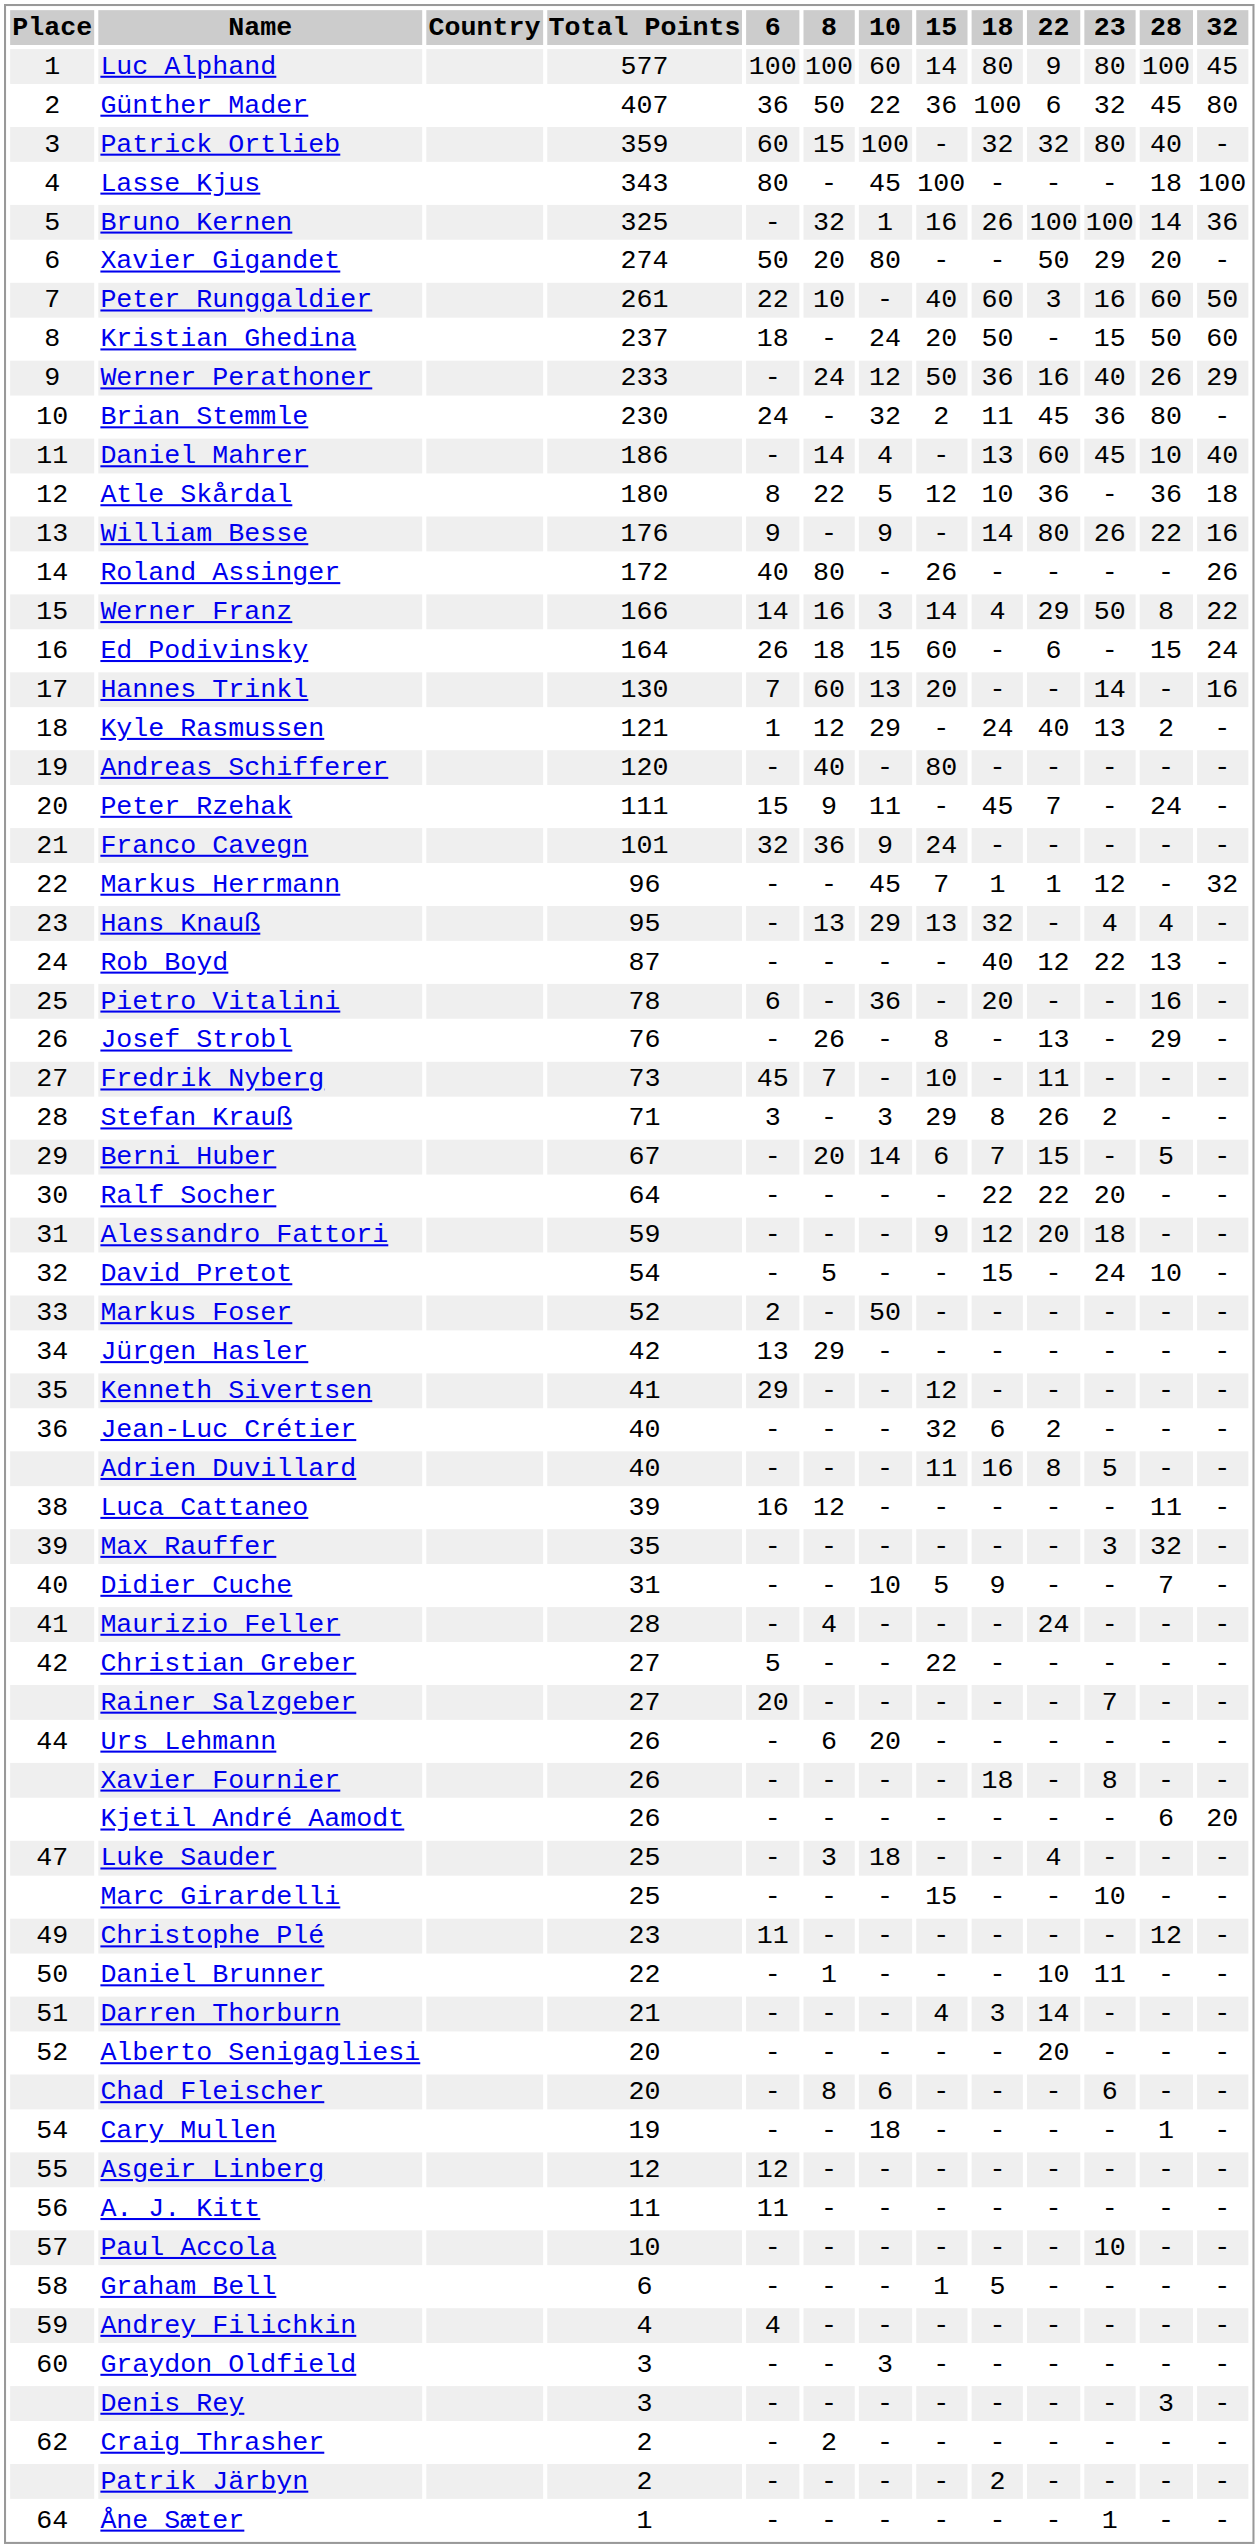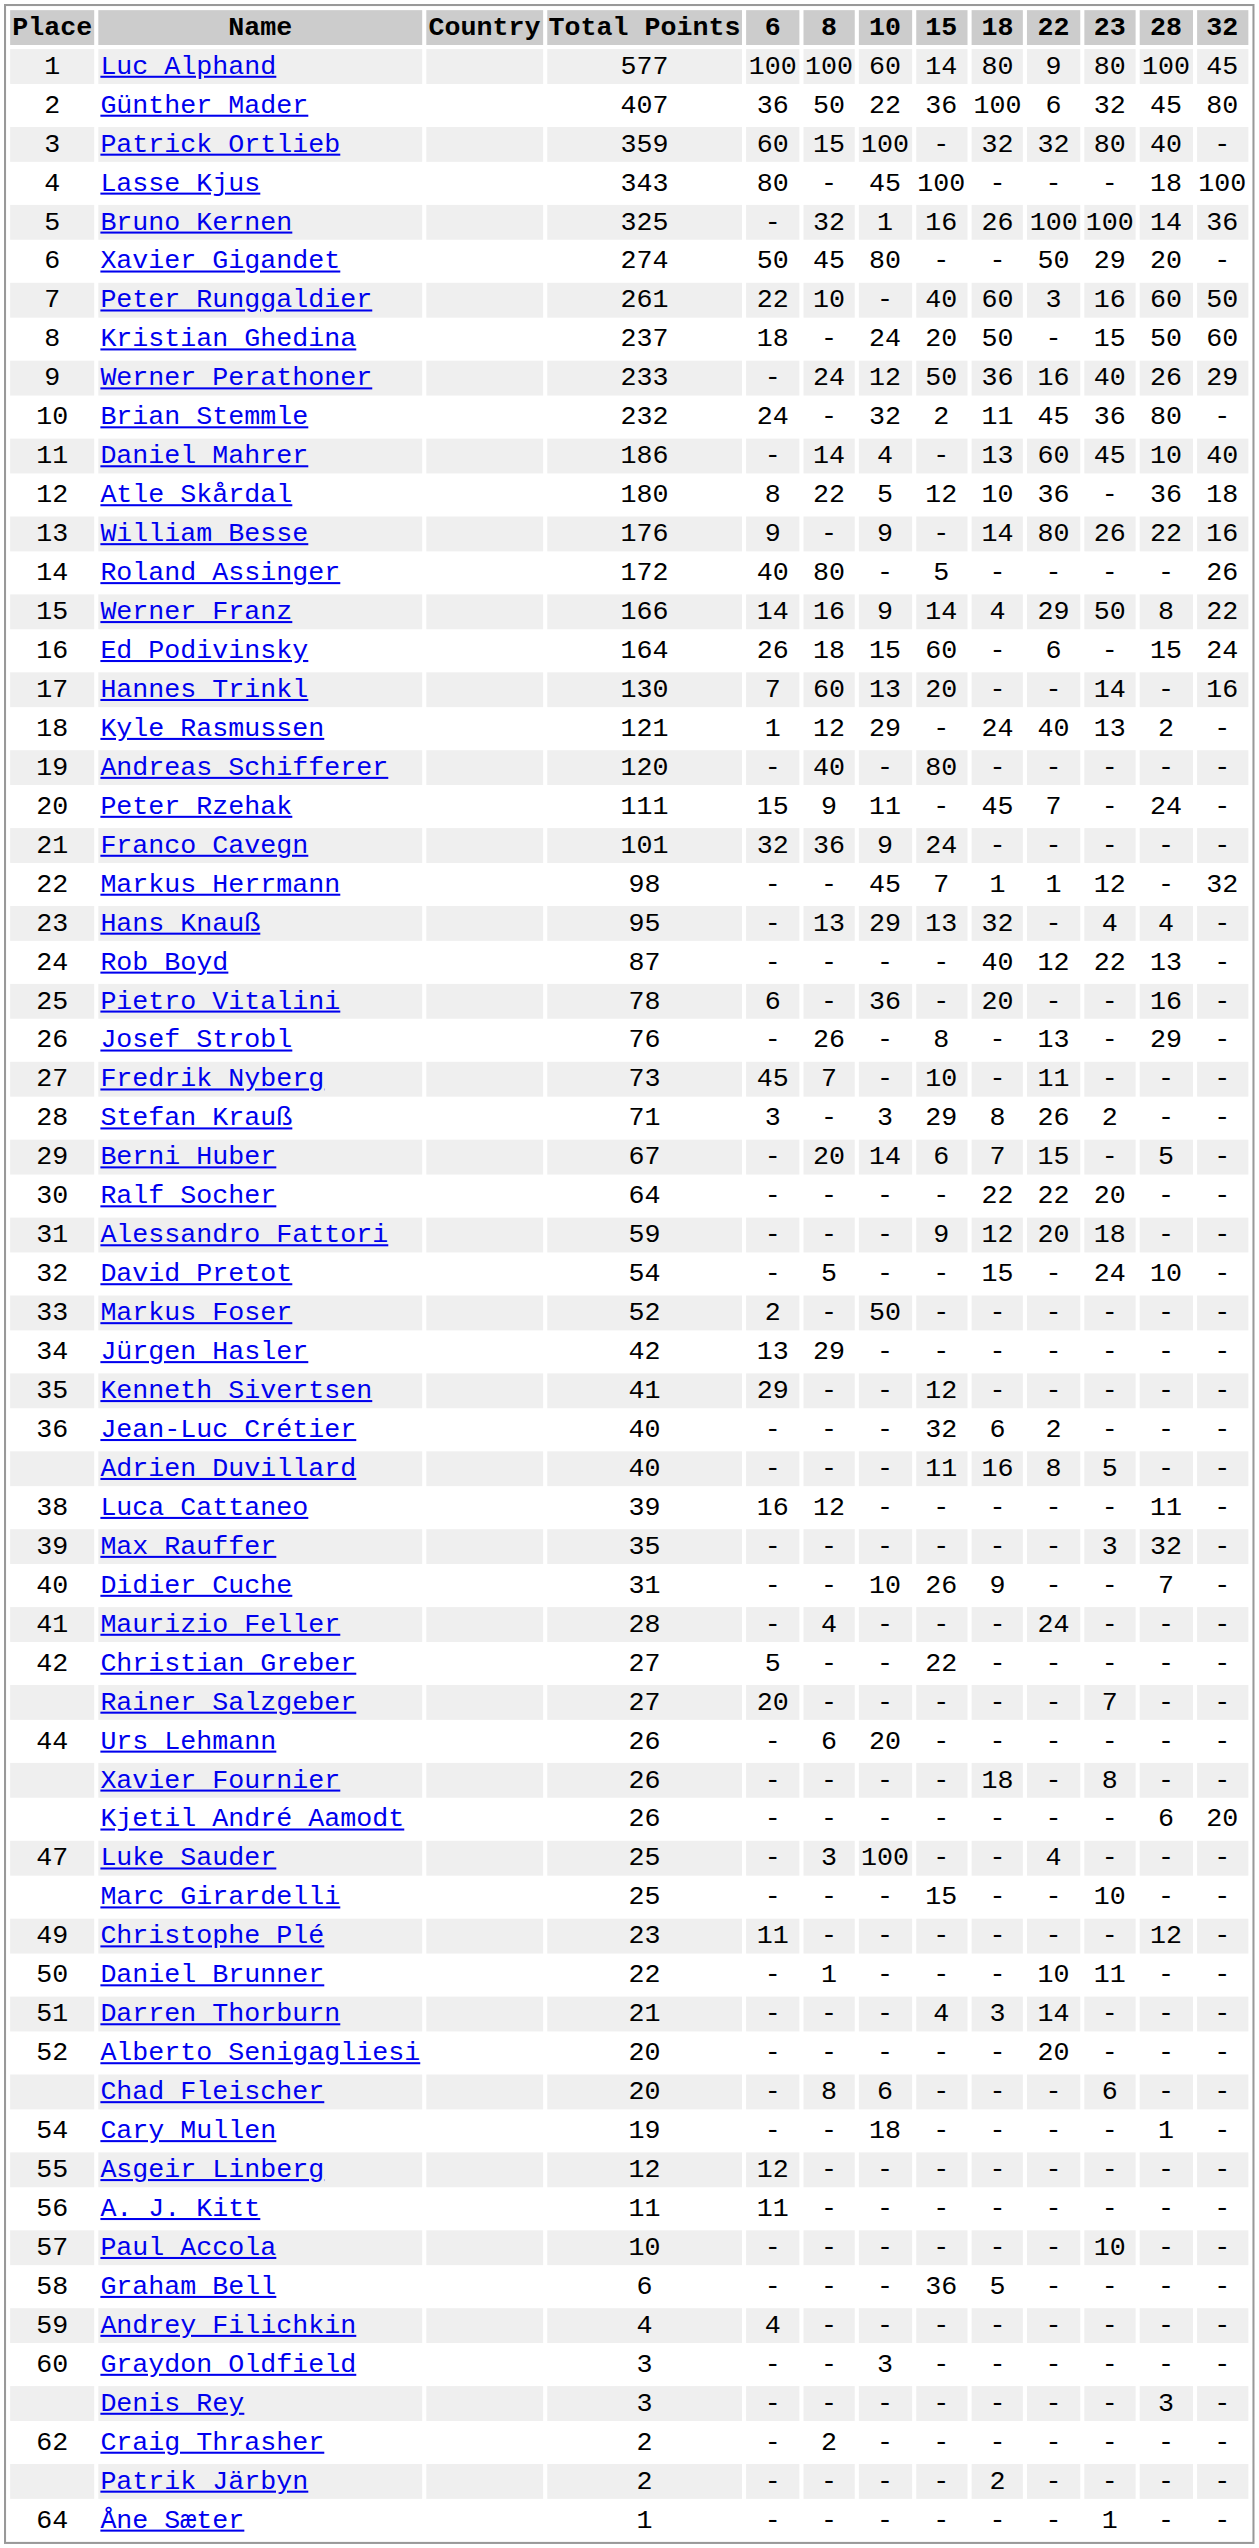(829, 261) 20 -> (829, 261) 45
(645, 417) 230 -> (645, 417) 232
(941, 573) 26 -> (941, 573) 5
(885, 612) 3 -> (885, 612) 9
(645, 884) 96 -> (645, 884) 98
(941, 1586) 5 -> (941, 1586) 26
(885, 1858) 18 -> (885, 1858) 100
(941, 2287) 1 -> (941, 2287) 36
